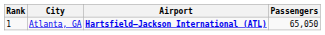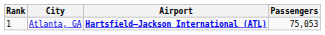(304, 24) 65,050 -> (304, 24) 75,053
